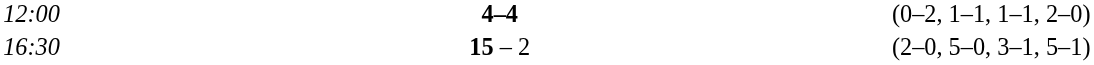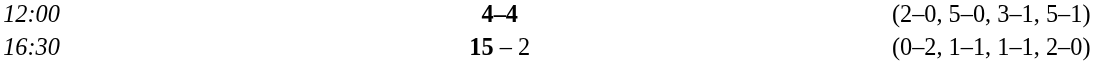(991, 14) (0–2, 1–1, 1–1, 2–0) -> (991, 14) (2–0, 5–0, 3–1, 5–1)
(991, 47) (2–0, 5–0, 3–1, 5–1) -> (991, 47) (0–2, 1–1, 1–1, 2–0)
